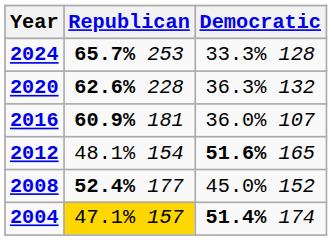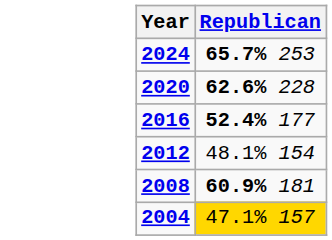- column: (260, 22)
(129, 121) 60.9% 181 -> (260, 121) 52.4% 177
(129, 186) 52.4% 177 -> (260, 186) 60.9% 181
